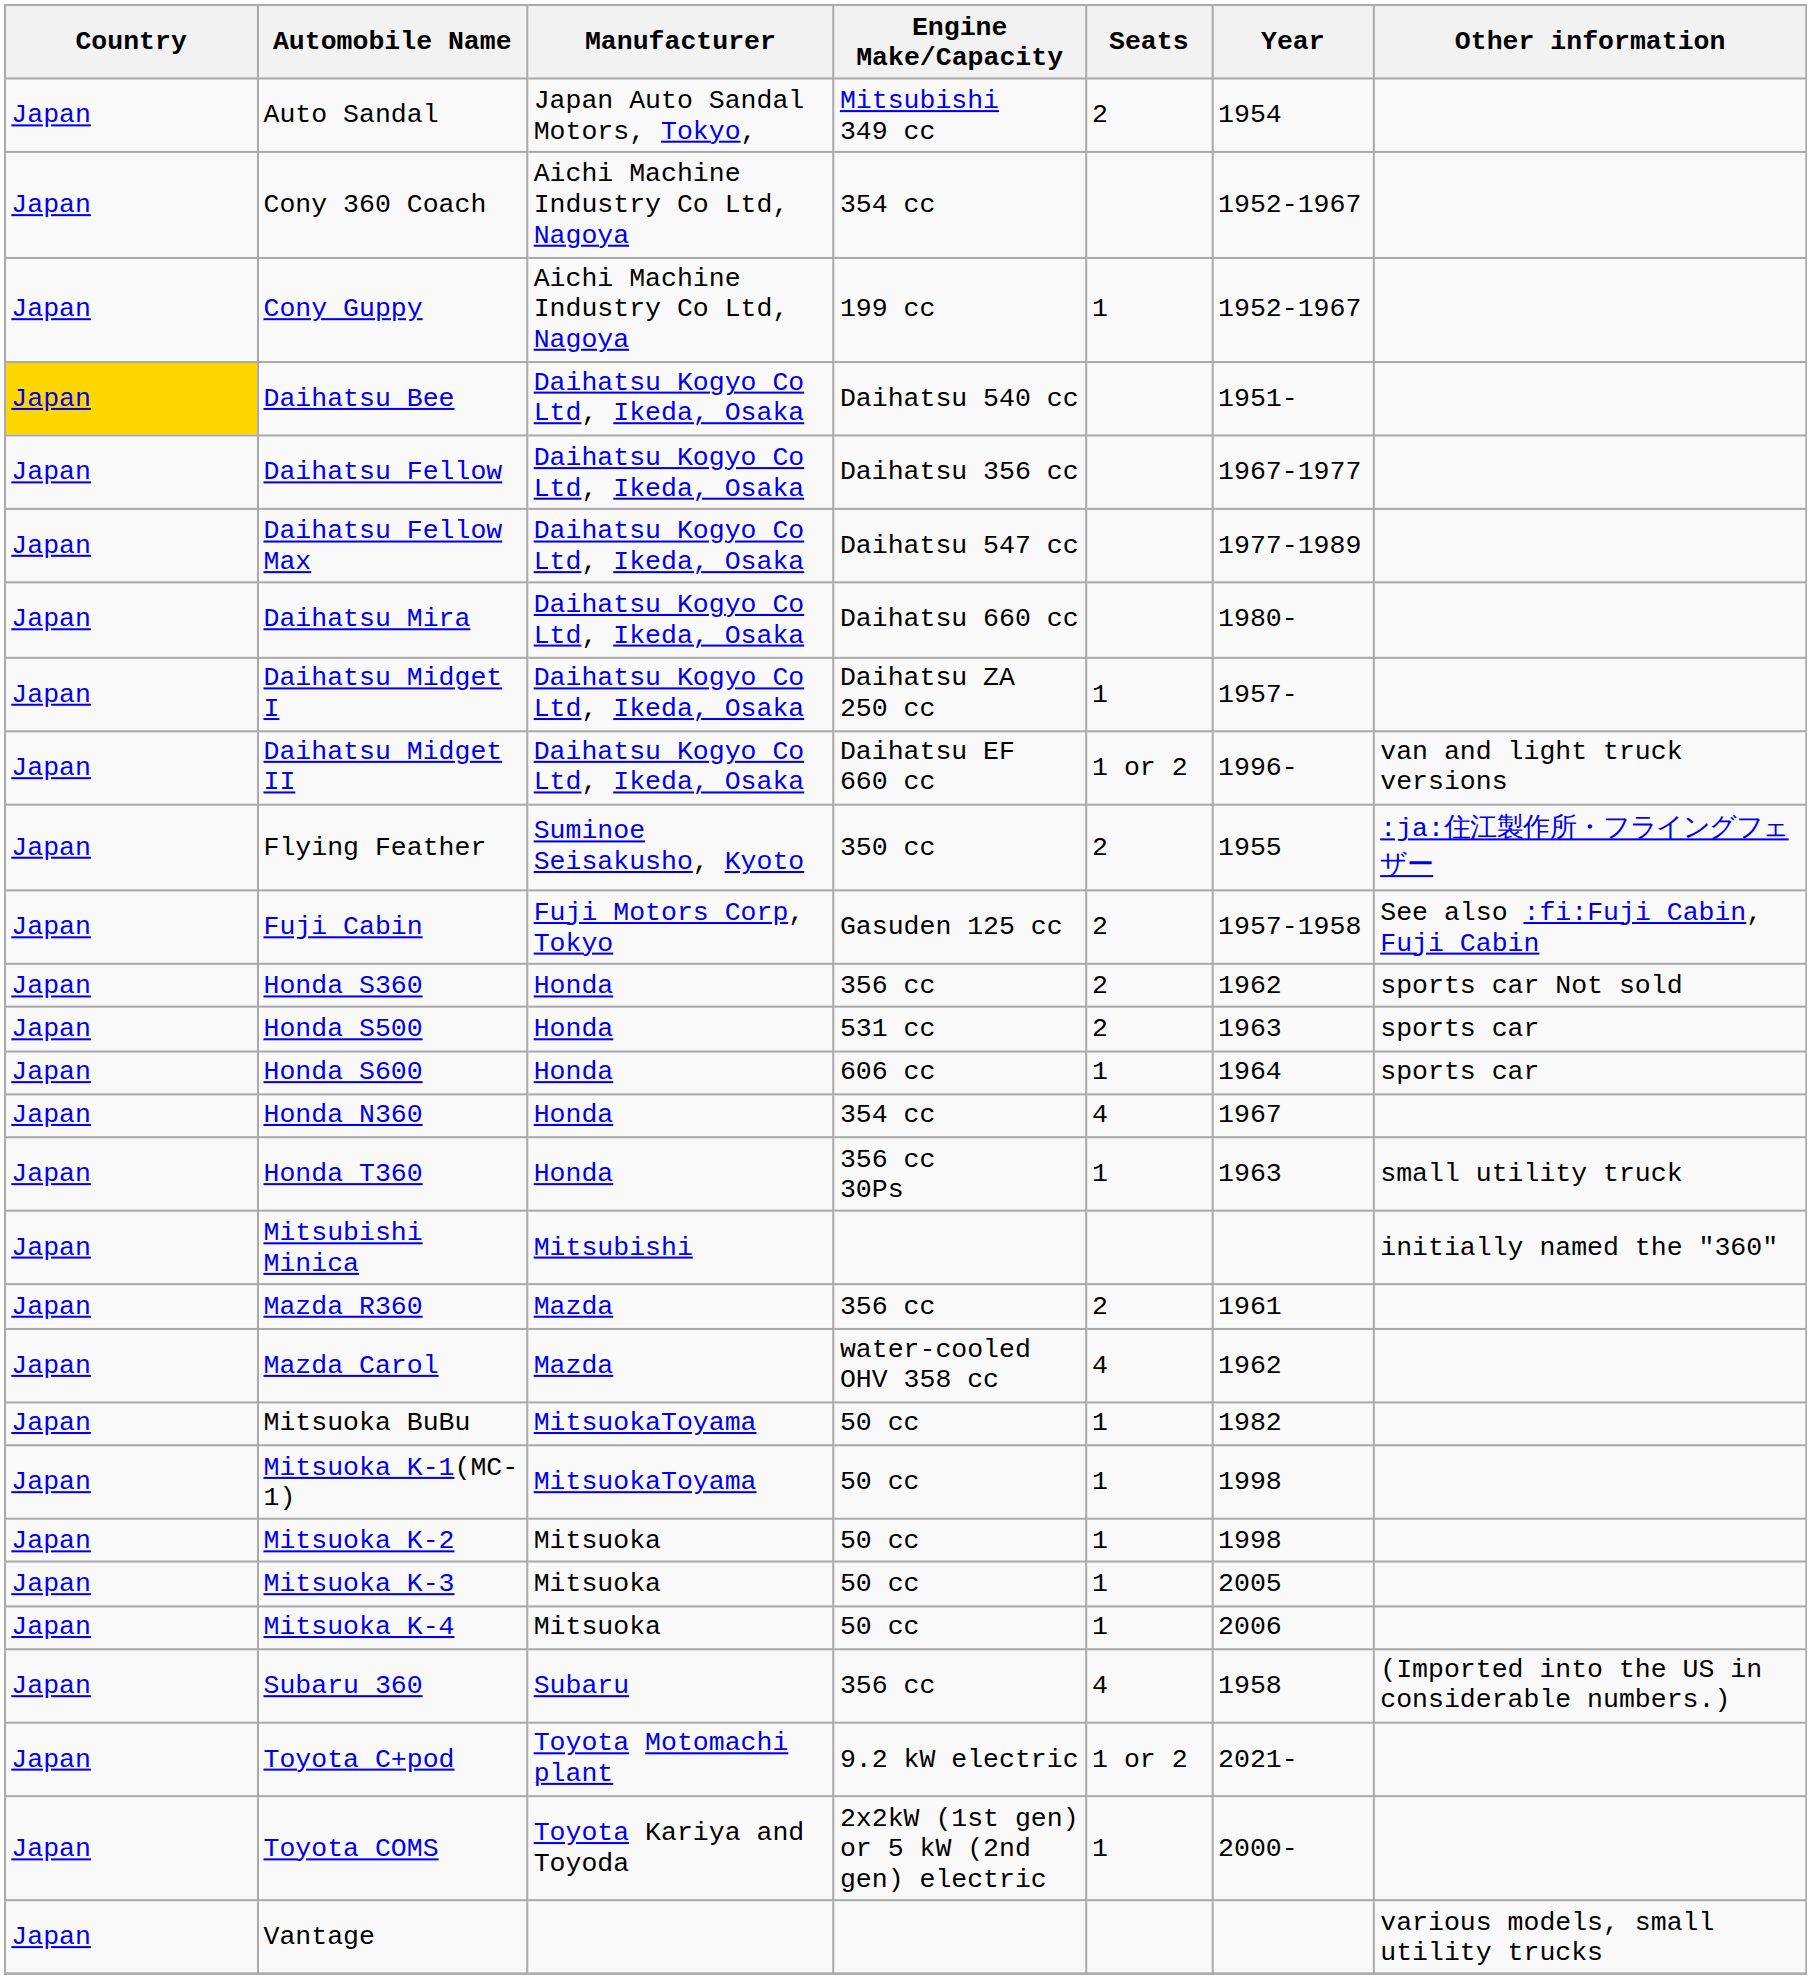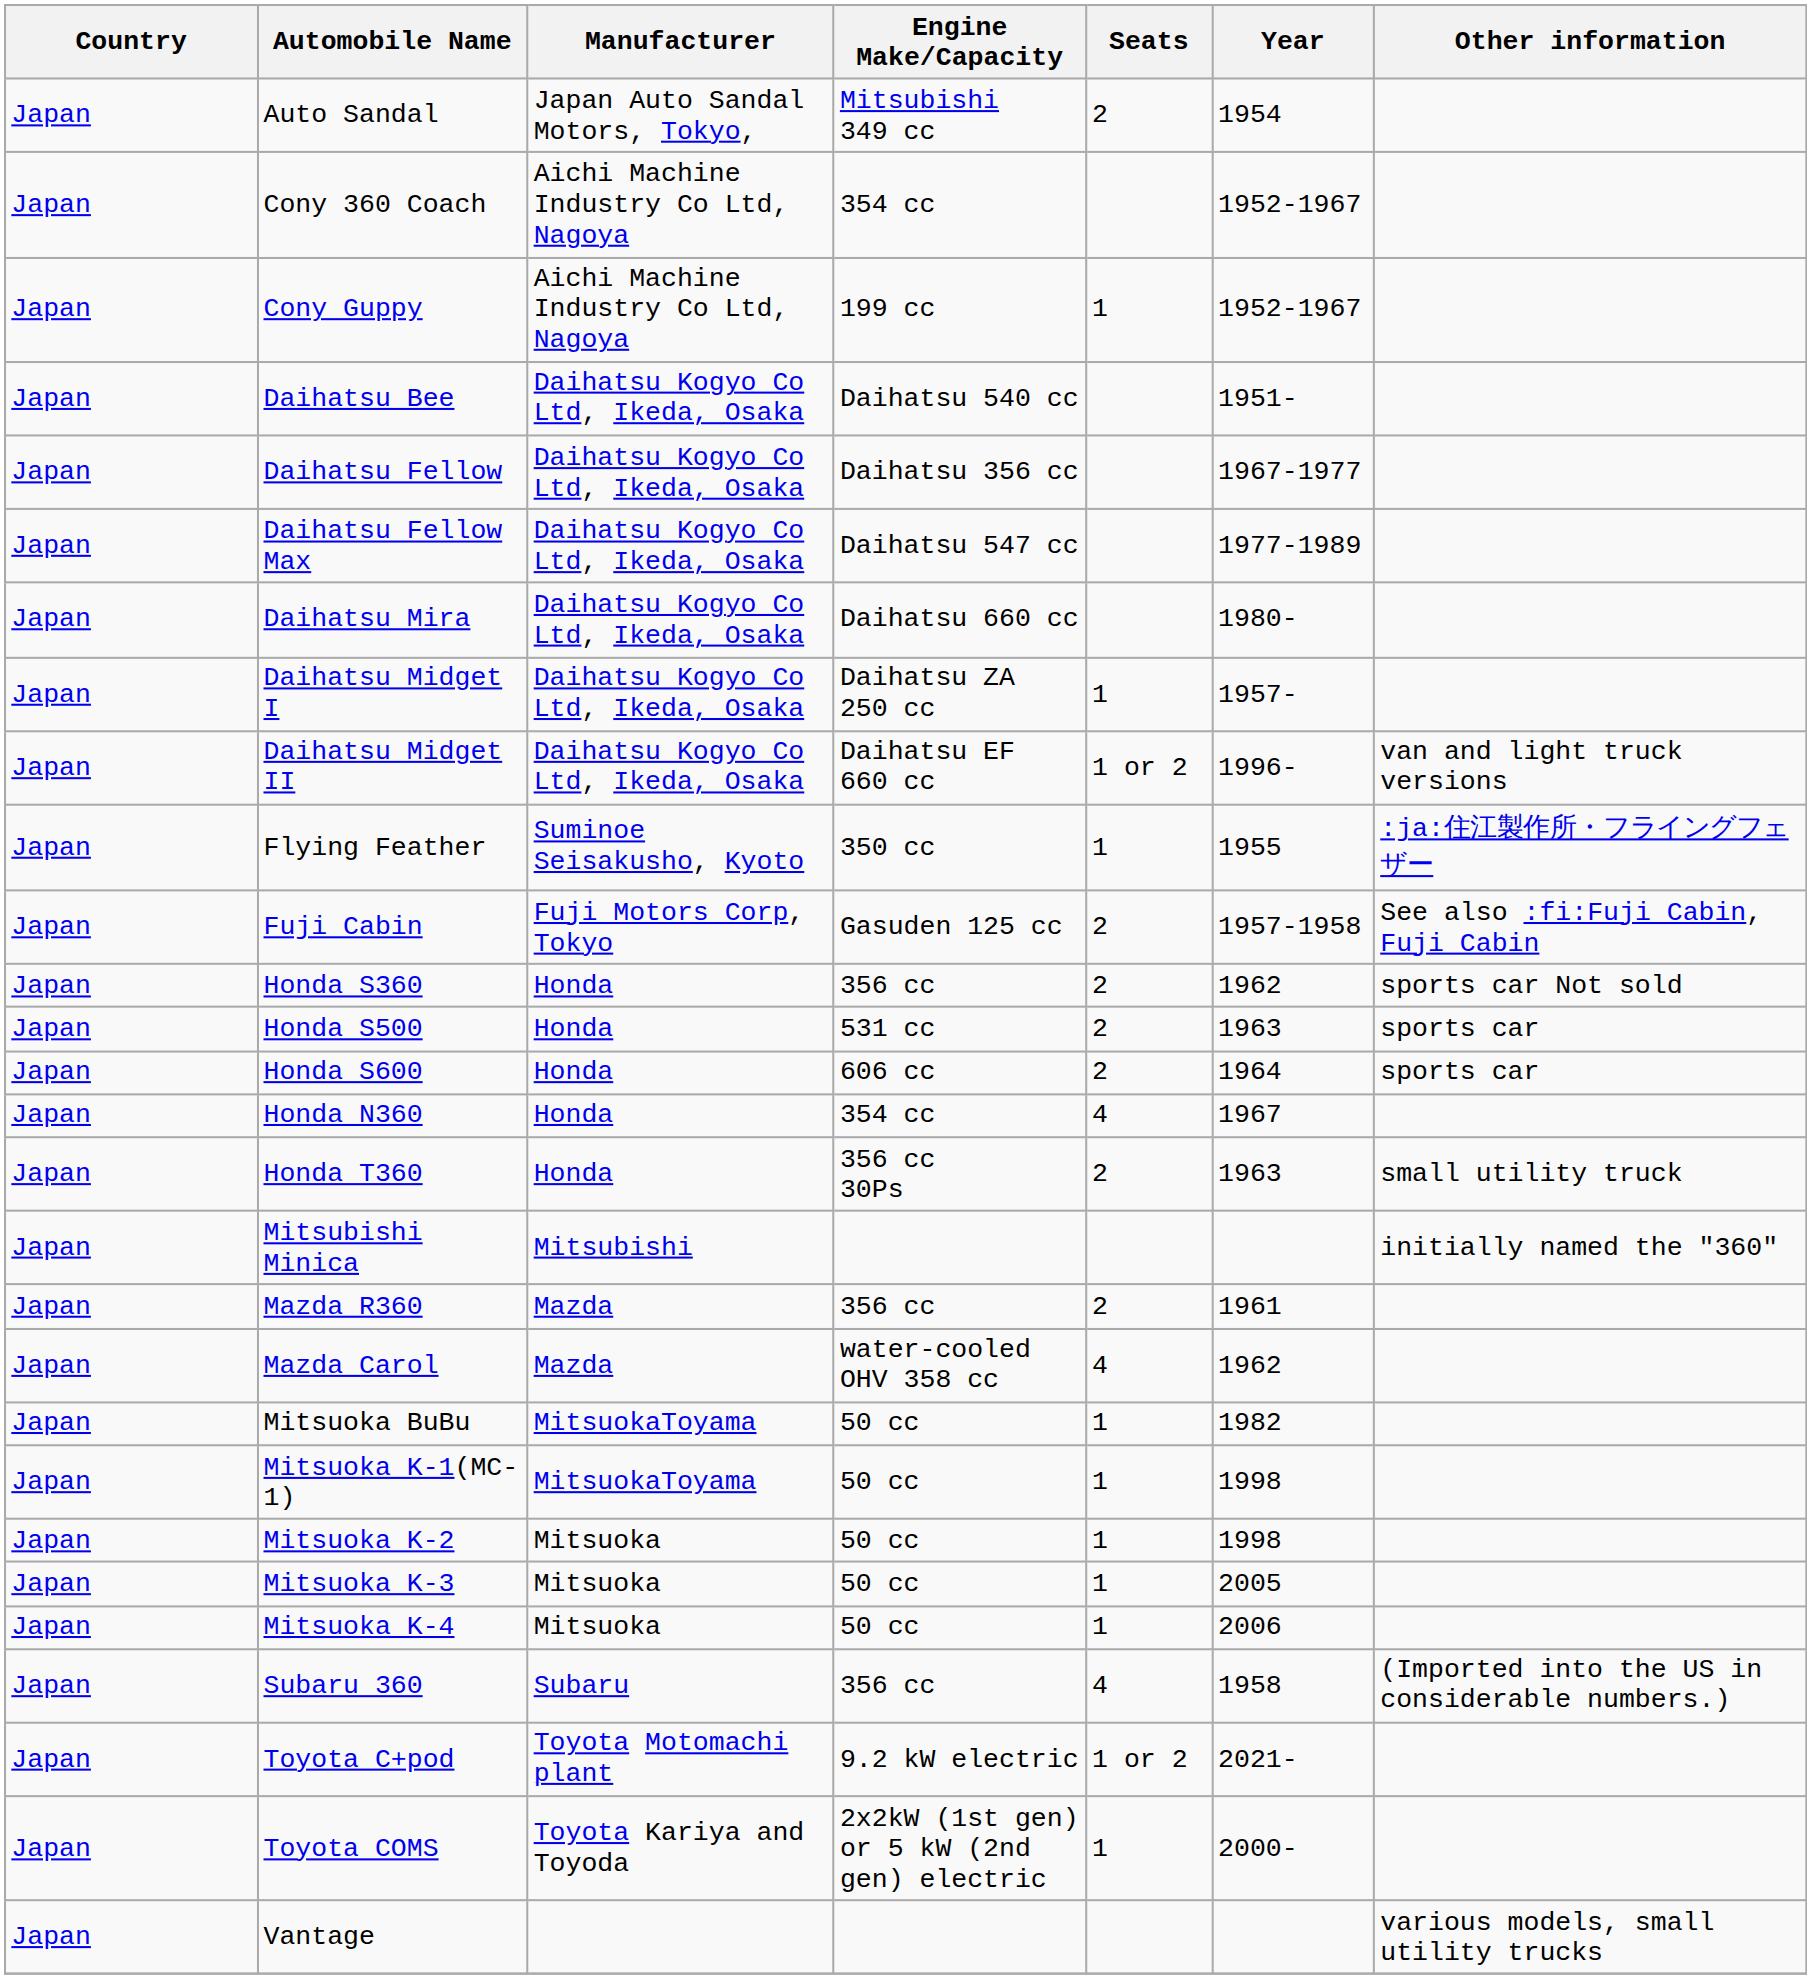(51, 398) gold background -> (51, 398) no background
(1100, 847) 2 -> (1100, 847) 1
(1100, 1072) 1 -> (1100, 1072) 2
(1100, 1174) 1 -> (1100, 1174) 2
